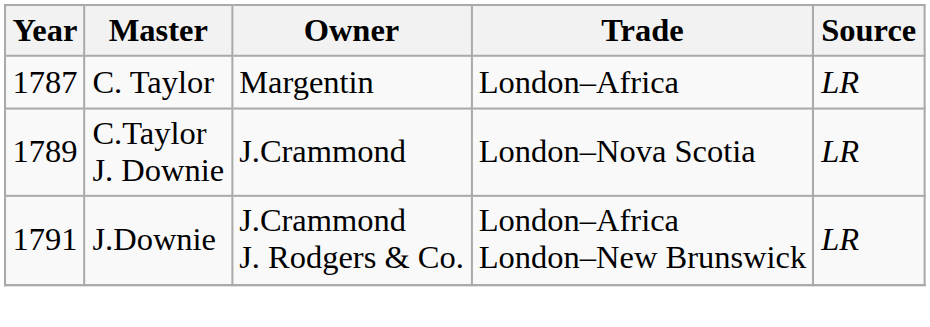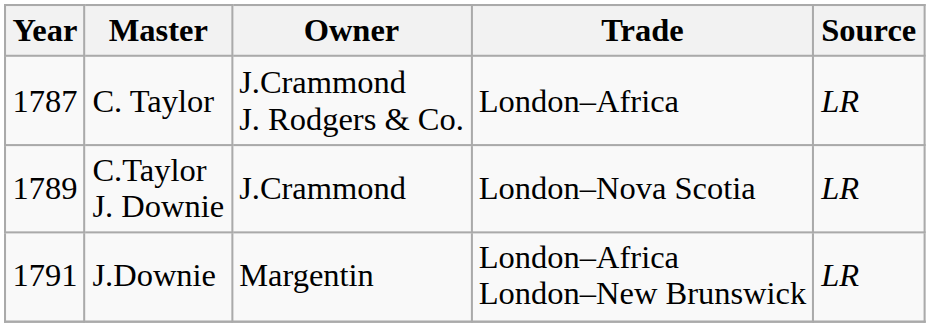(306, 81) Margentin -> (351, 100) J.Crammond J. Rodgers & Co.
(351, 239) J.Crammond J. Rodgers & Co. -> (306, 276) Margentin
